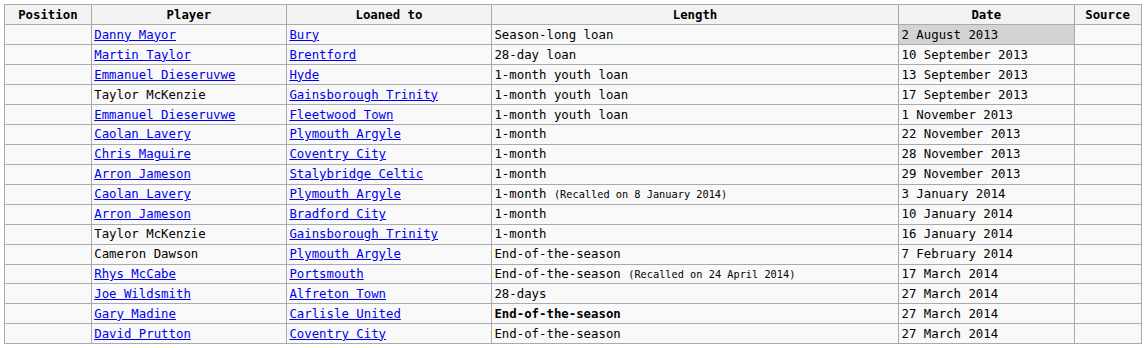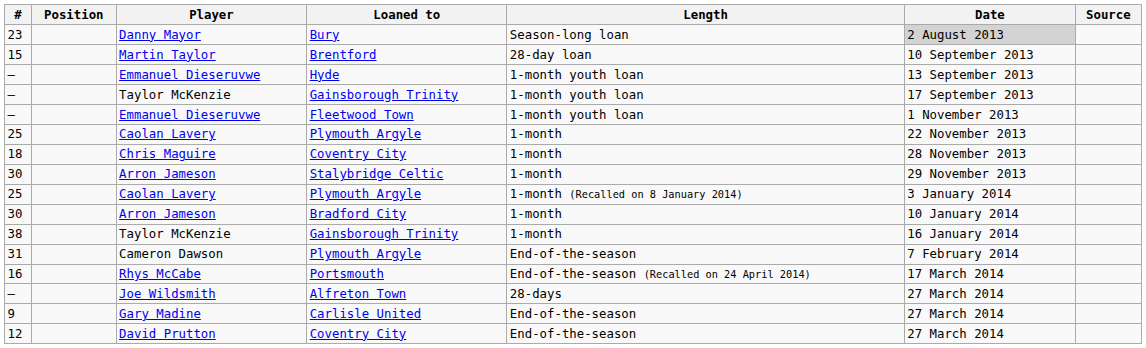+ column: (18, 15)
(558, 314) bold -> (573, 314) normal
